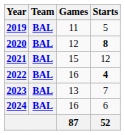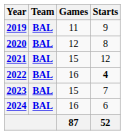(105, 28) 5 -> (105, 28) 9
(105, 43) bold -> (105, 43) normal
(74, 91) 13 -> (74, 91) 15
